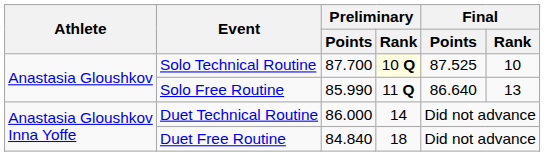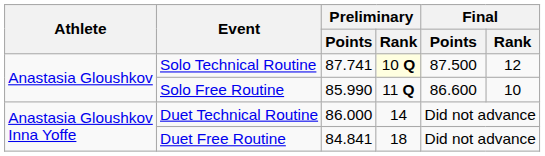(349, 66) 87.700 -> (349, 66) 87.741
(453, 66) 87.525 -> (453, 66) 87.500
(513, 66) 10 -> (513, 66) 12
(453, 90) 86.640 -> (453, 90) 86.600
(513, 90) 13 -> (513, 90) 10
(349, 139) 84.840 -> (349, 139) 84.841
